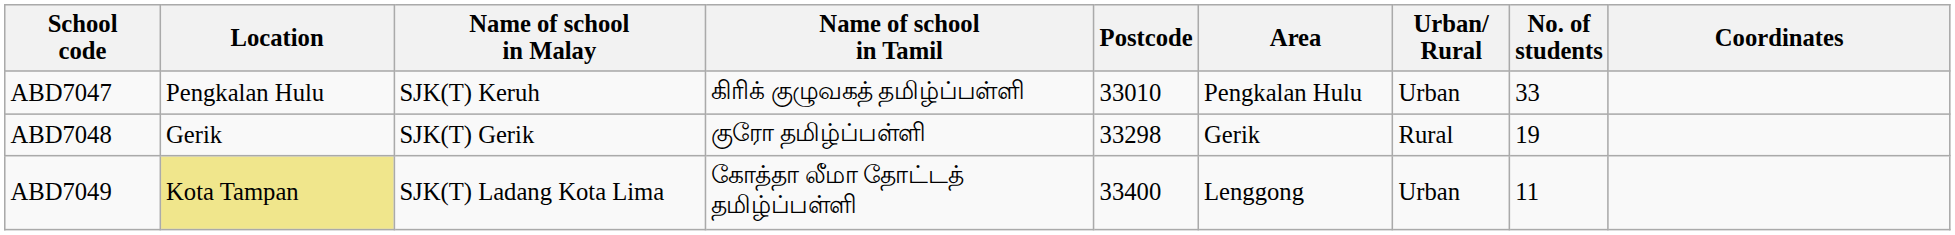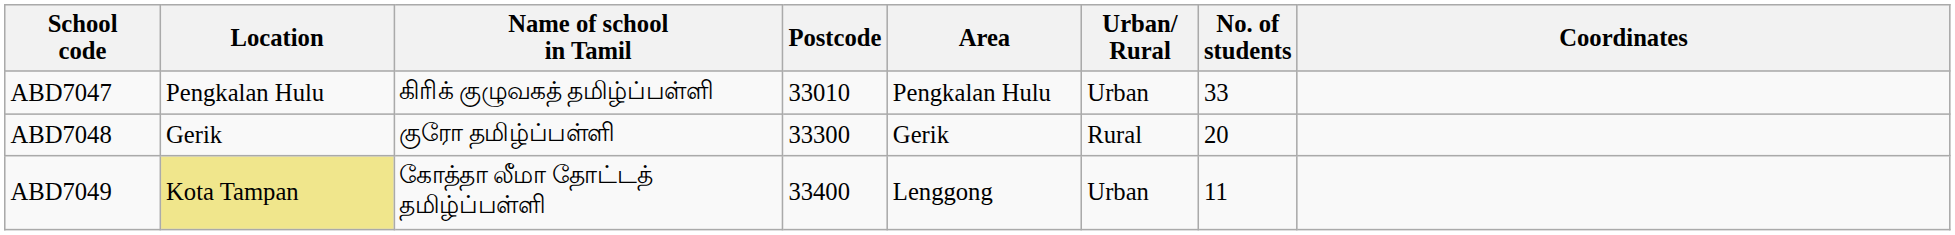- column: (549, 37)
(1130, 134) 33298 -> (819, 134) 33300
(1528, 134) 19 -> (1216, 134) 20
